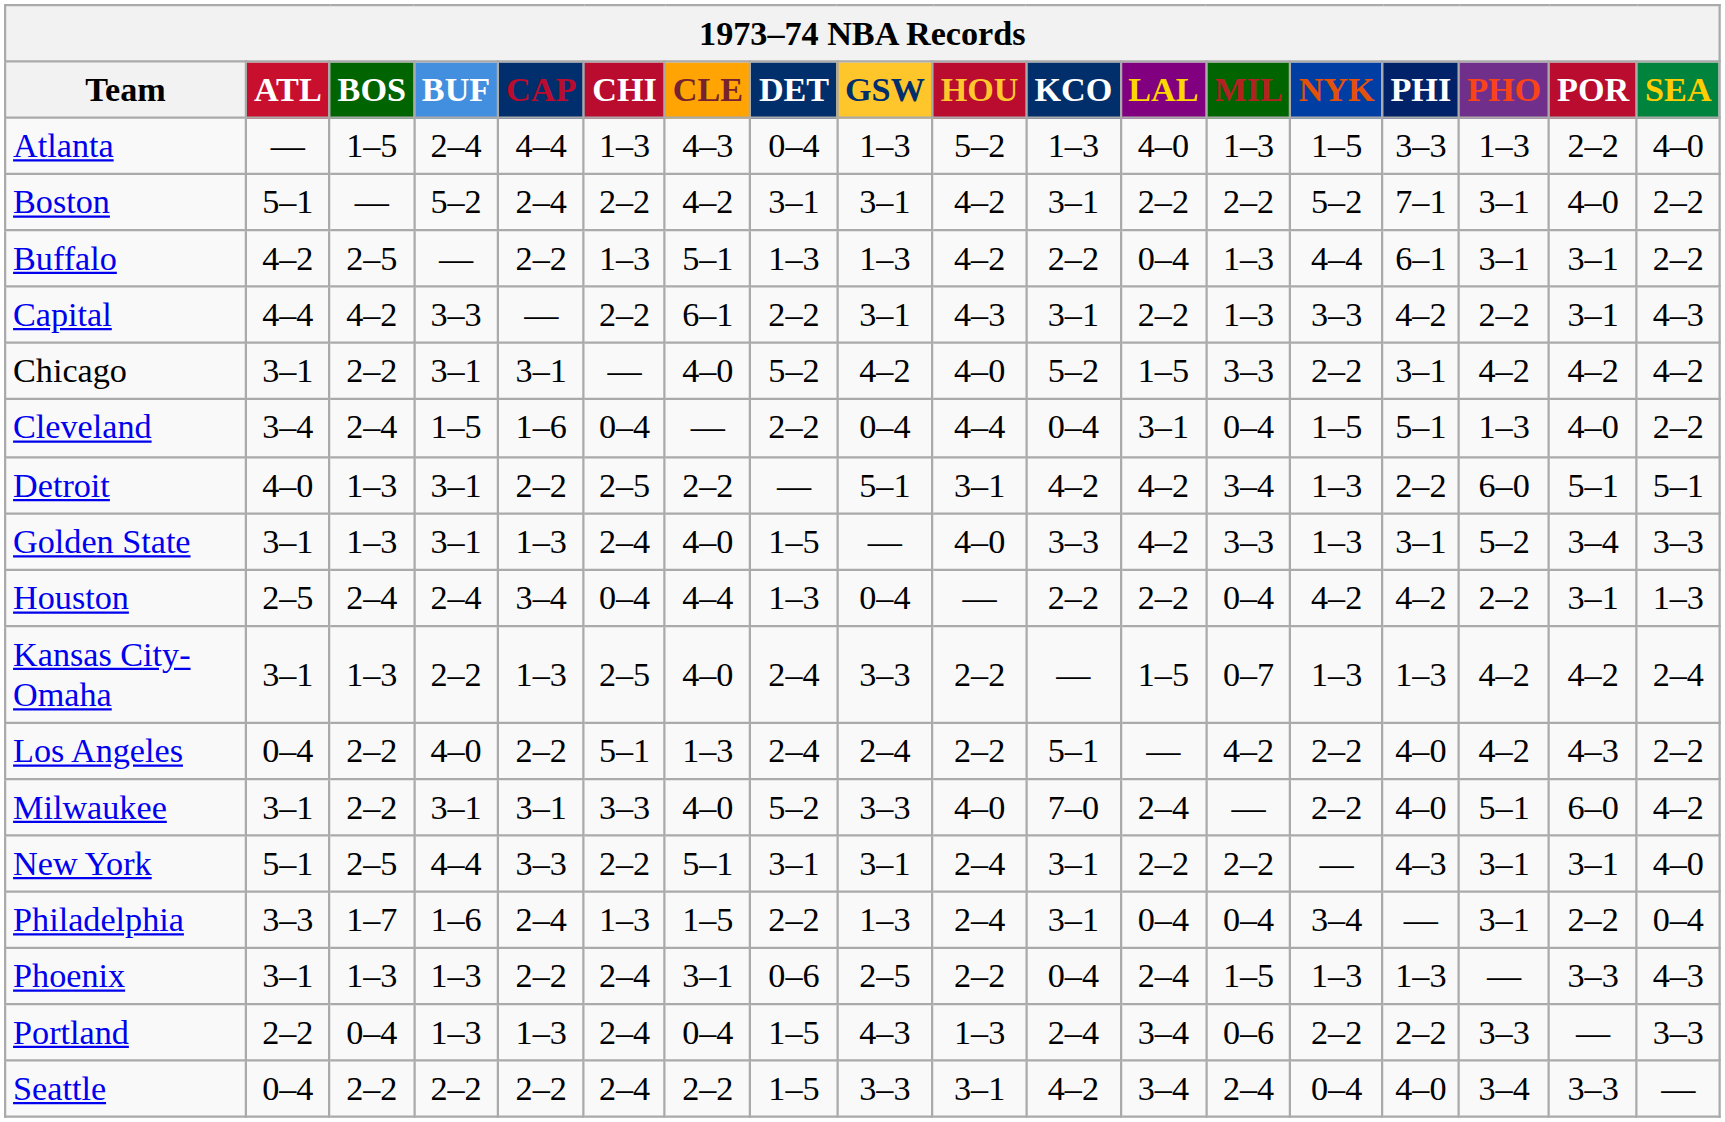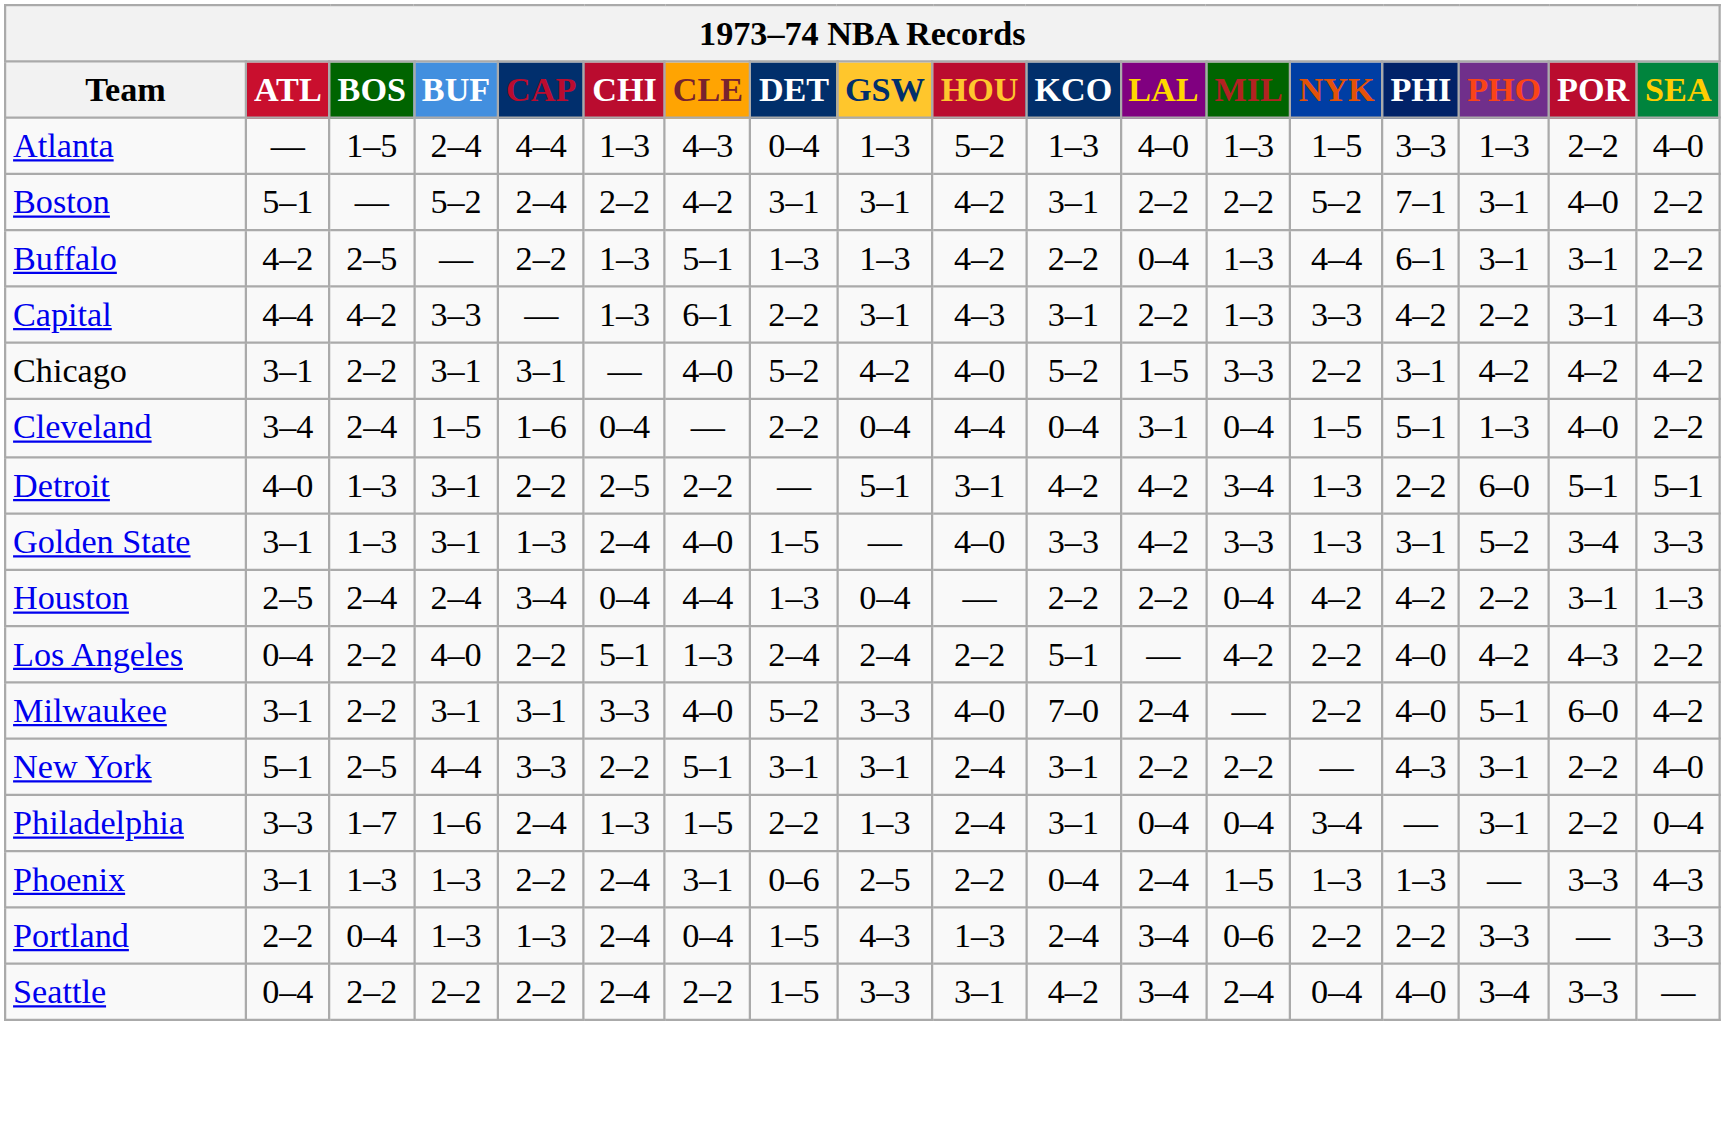(625, 314) 2–2 -> (625, 314) 1–3
- row: (102, 673)
(1593, 862) 3–1 -> (1593, 765) 2–2
